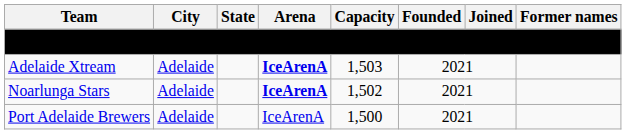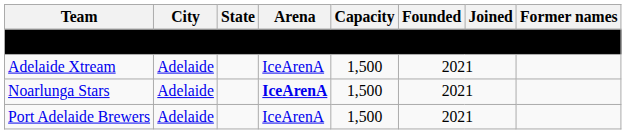(295, 66) bold -> (293, 66) normal
(365, 66) 1,503 -> (365, 66) 1,500
(365, 91) 1,502 -> (365, 91) 1,500
